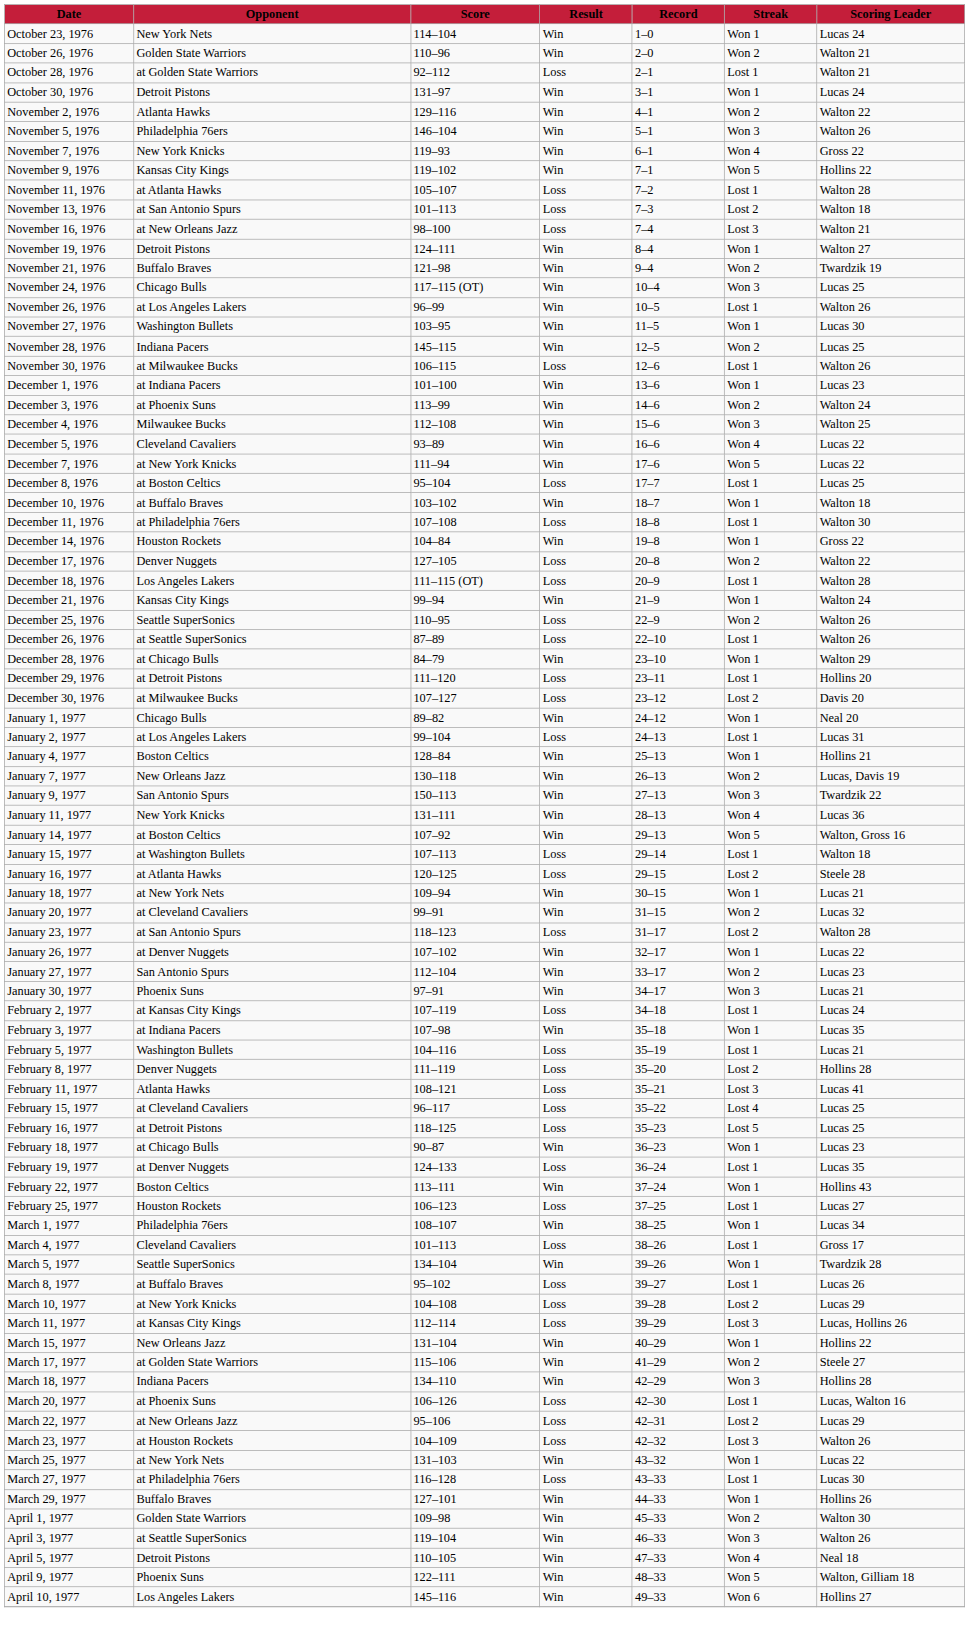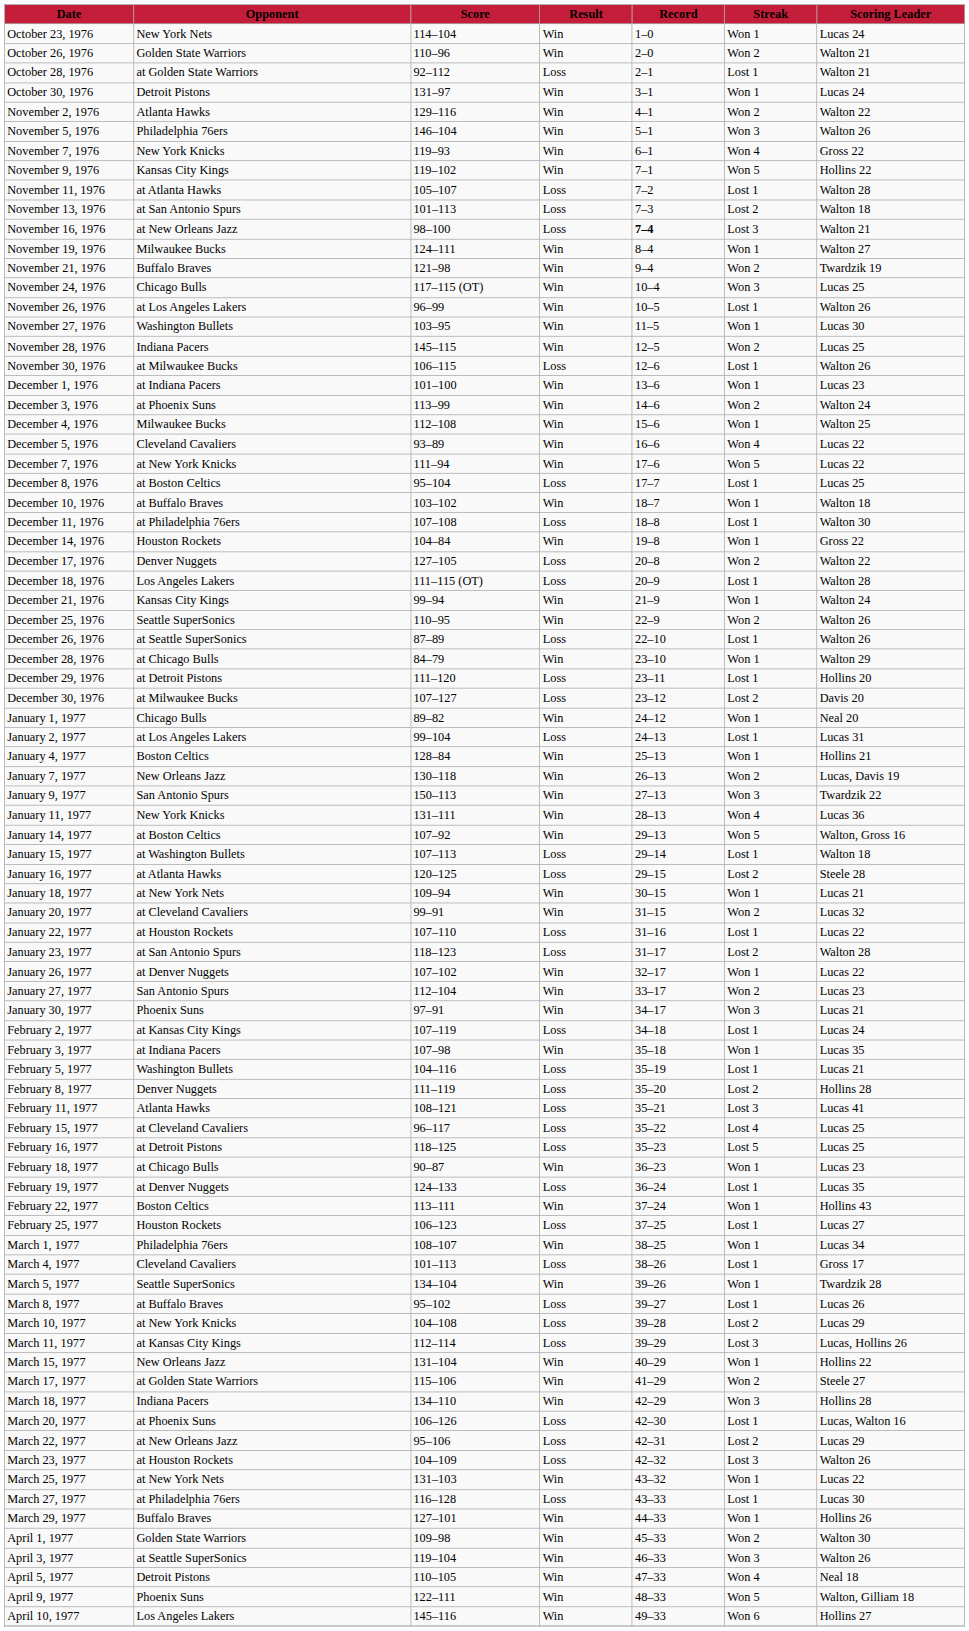(644, 229) normal -> (644, 229) bold
(173, 248) Detroit Pistons -> (181, 248) Milwaukee Bucks
(743, 424) Won 3 -> (743, 424) Won 1
(554, 619) Loss -> (553, 619) Win
+ row: (49, 932)
